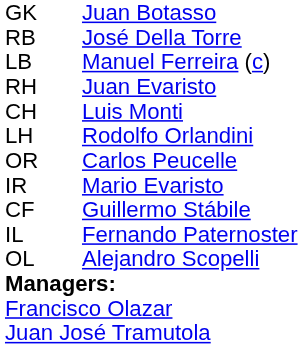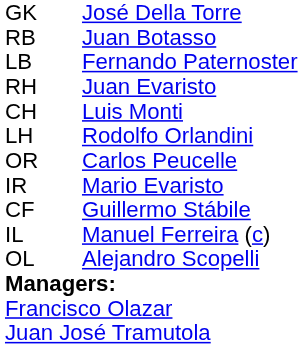(149, 12) Juan Botasso -> (162, 12) José Della Torre
(162, 37) José Della Torre -> (149, 37) Juan Botasso
(176, 62) Manuel Ferreira (c) -> (190, 62) Fernando Paternoster
(190, 234) Fernando Paternoster -> (176, 234) Manuel Ferreira (c)
